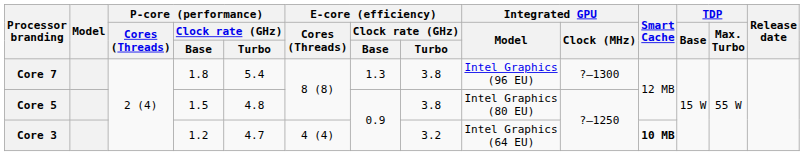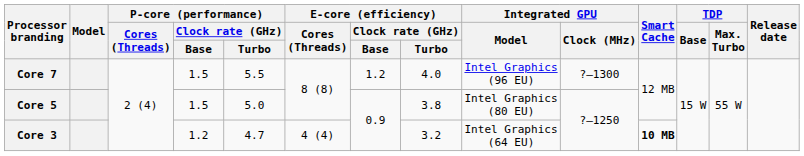(199, 74) 1.8 -> (199, 74) 1.5
(254, 74) 5.4 -> (254, 74) 5.5
(375, 74) 1.3 -> (375, 74) 1.2
(431, 74) 3.8 -> (431, 74) 4.0
(254, 105) 4.8 -> (254, 105) 5.0
